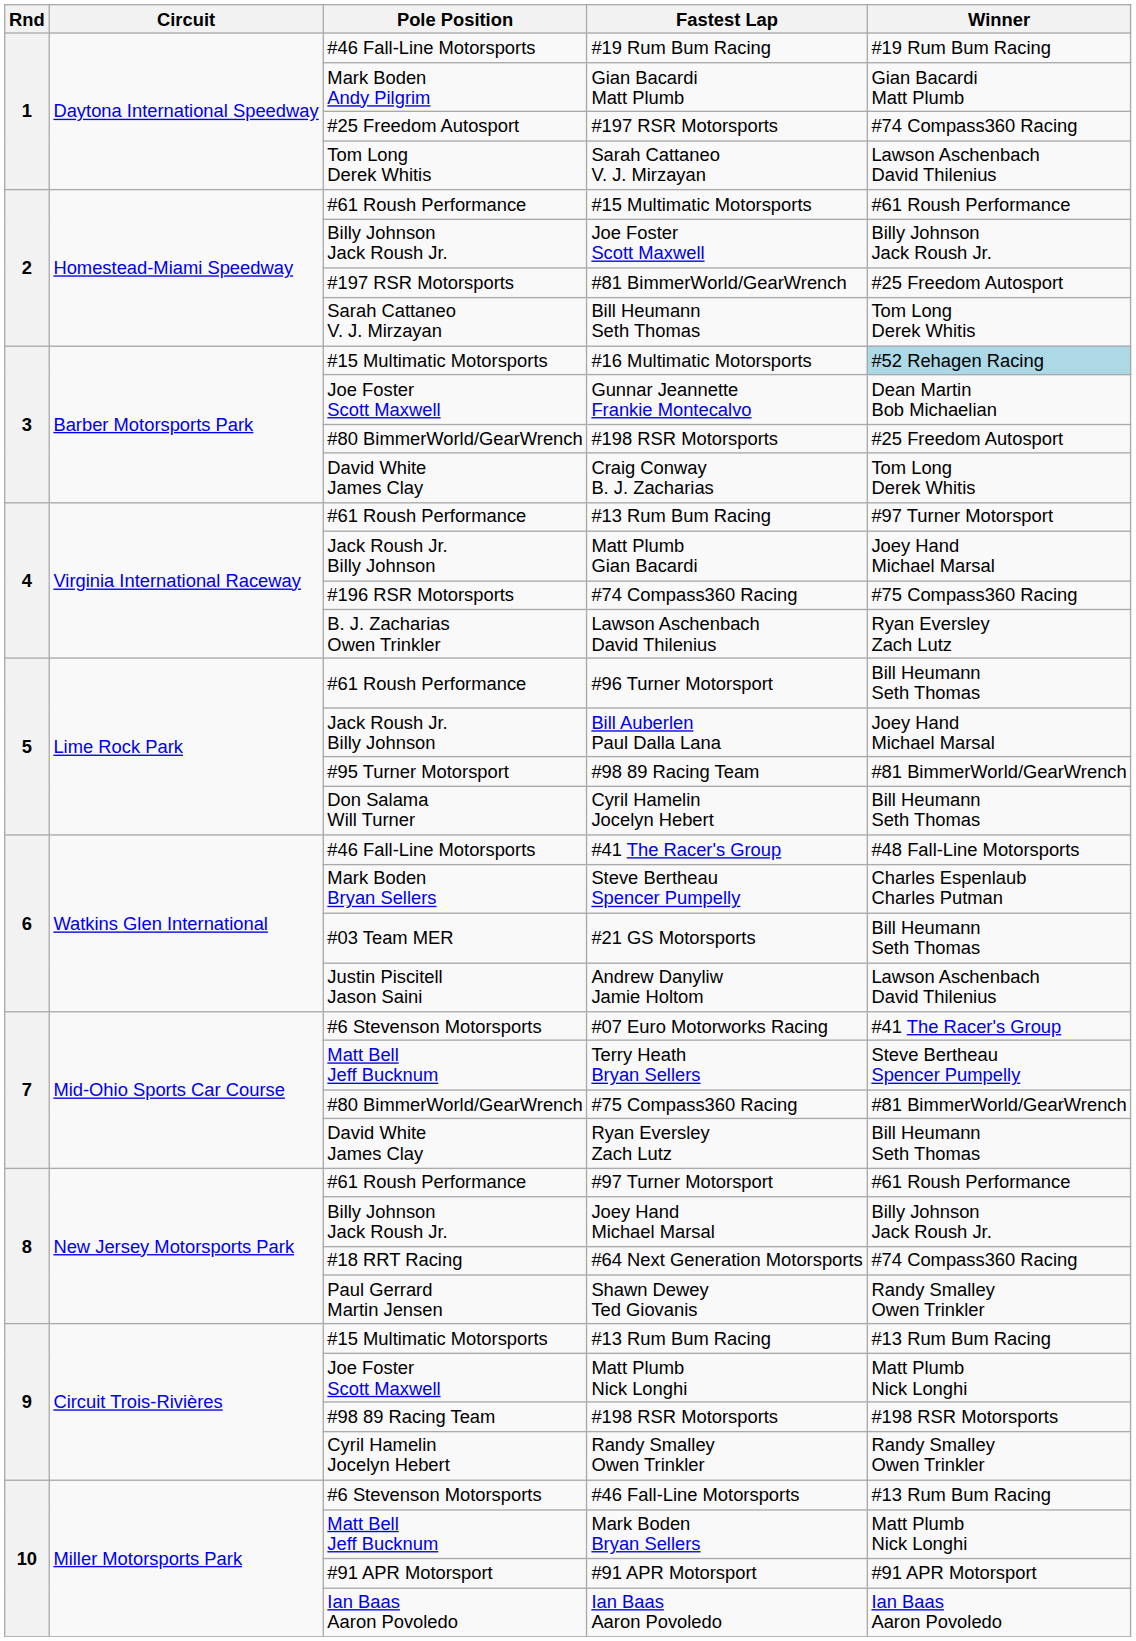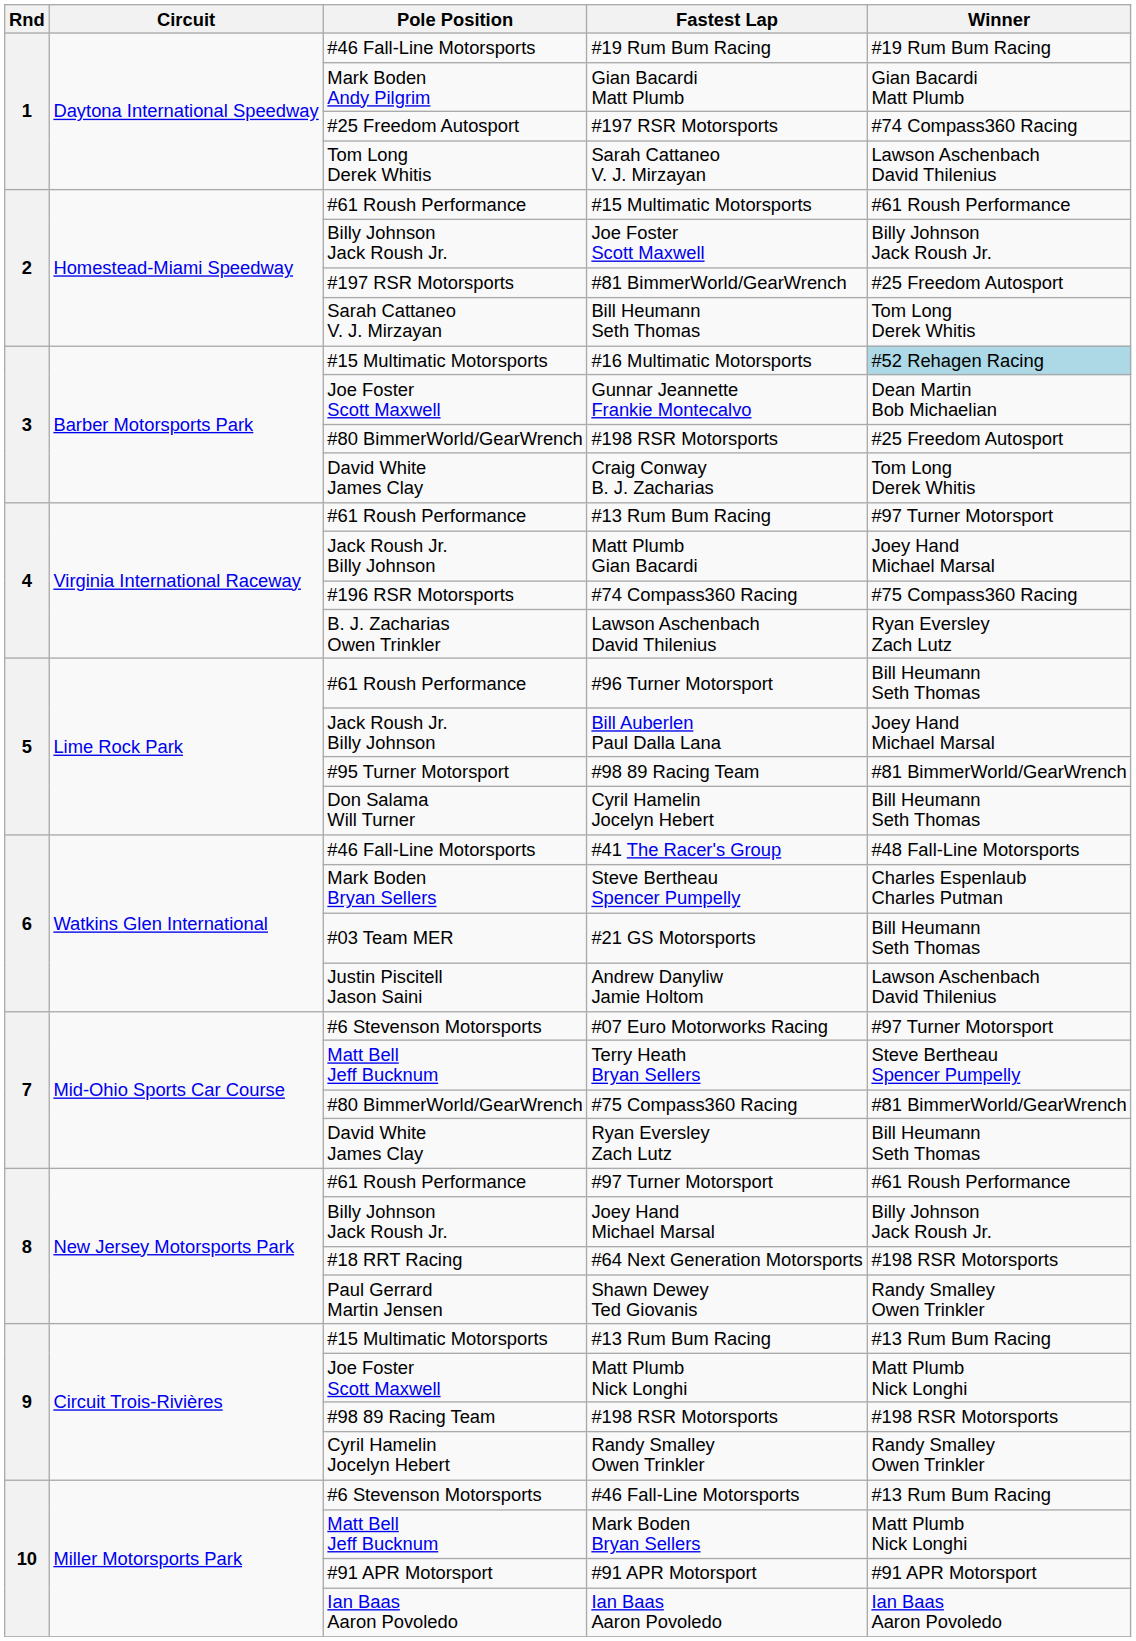(966, 1026) #41 The Racer's Group -> (962, 1026) #97 Turner Motorsport
(974, 1260) #74 Compass360 Racing -> (965, 1260) #198 RSR Motorsports
